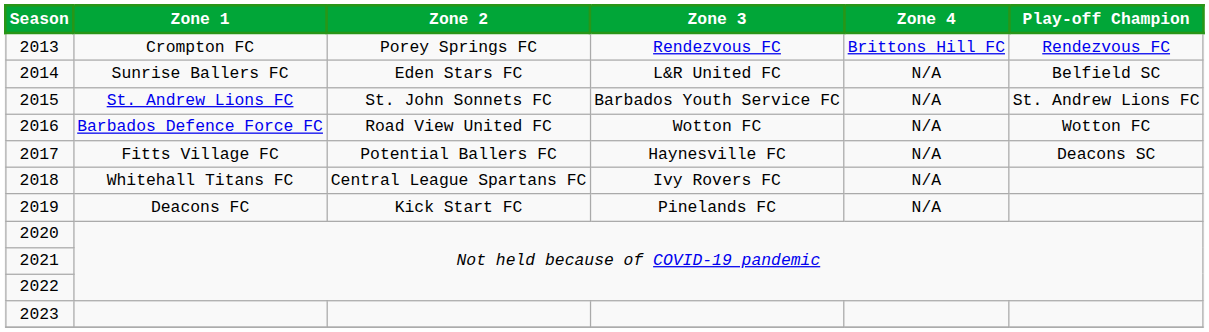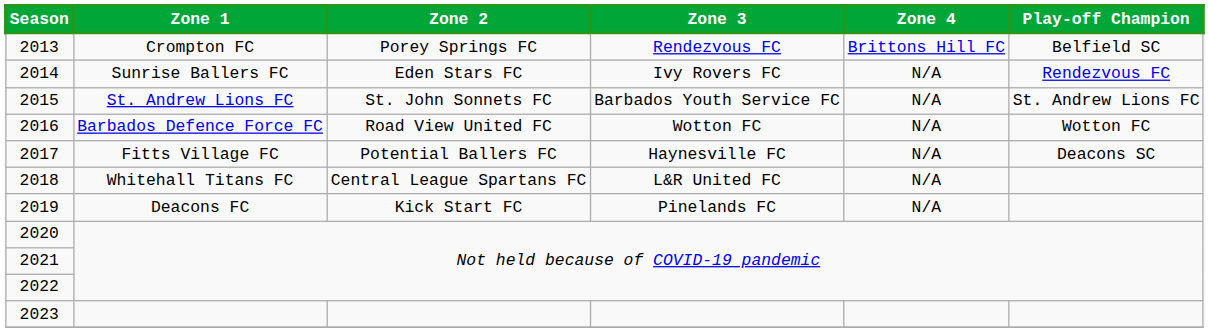(1106, 47) Rendezvous FC -> (1106, 47) Belfield SC
(717, 74) L&R United FC -> (717, 74) Ivy Rovers FC
(1106, 74) Belfield SC -> (1106, 74) Rendezvous FC
(717, 181) Ivy Rovers FC -> (717, 181) L&R United FC
